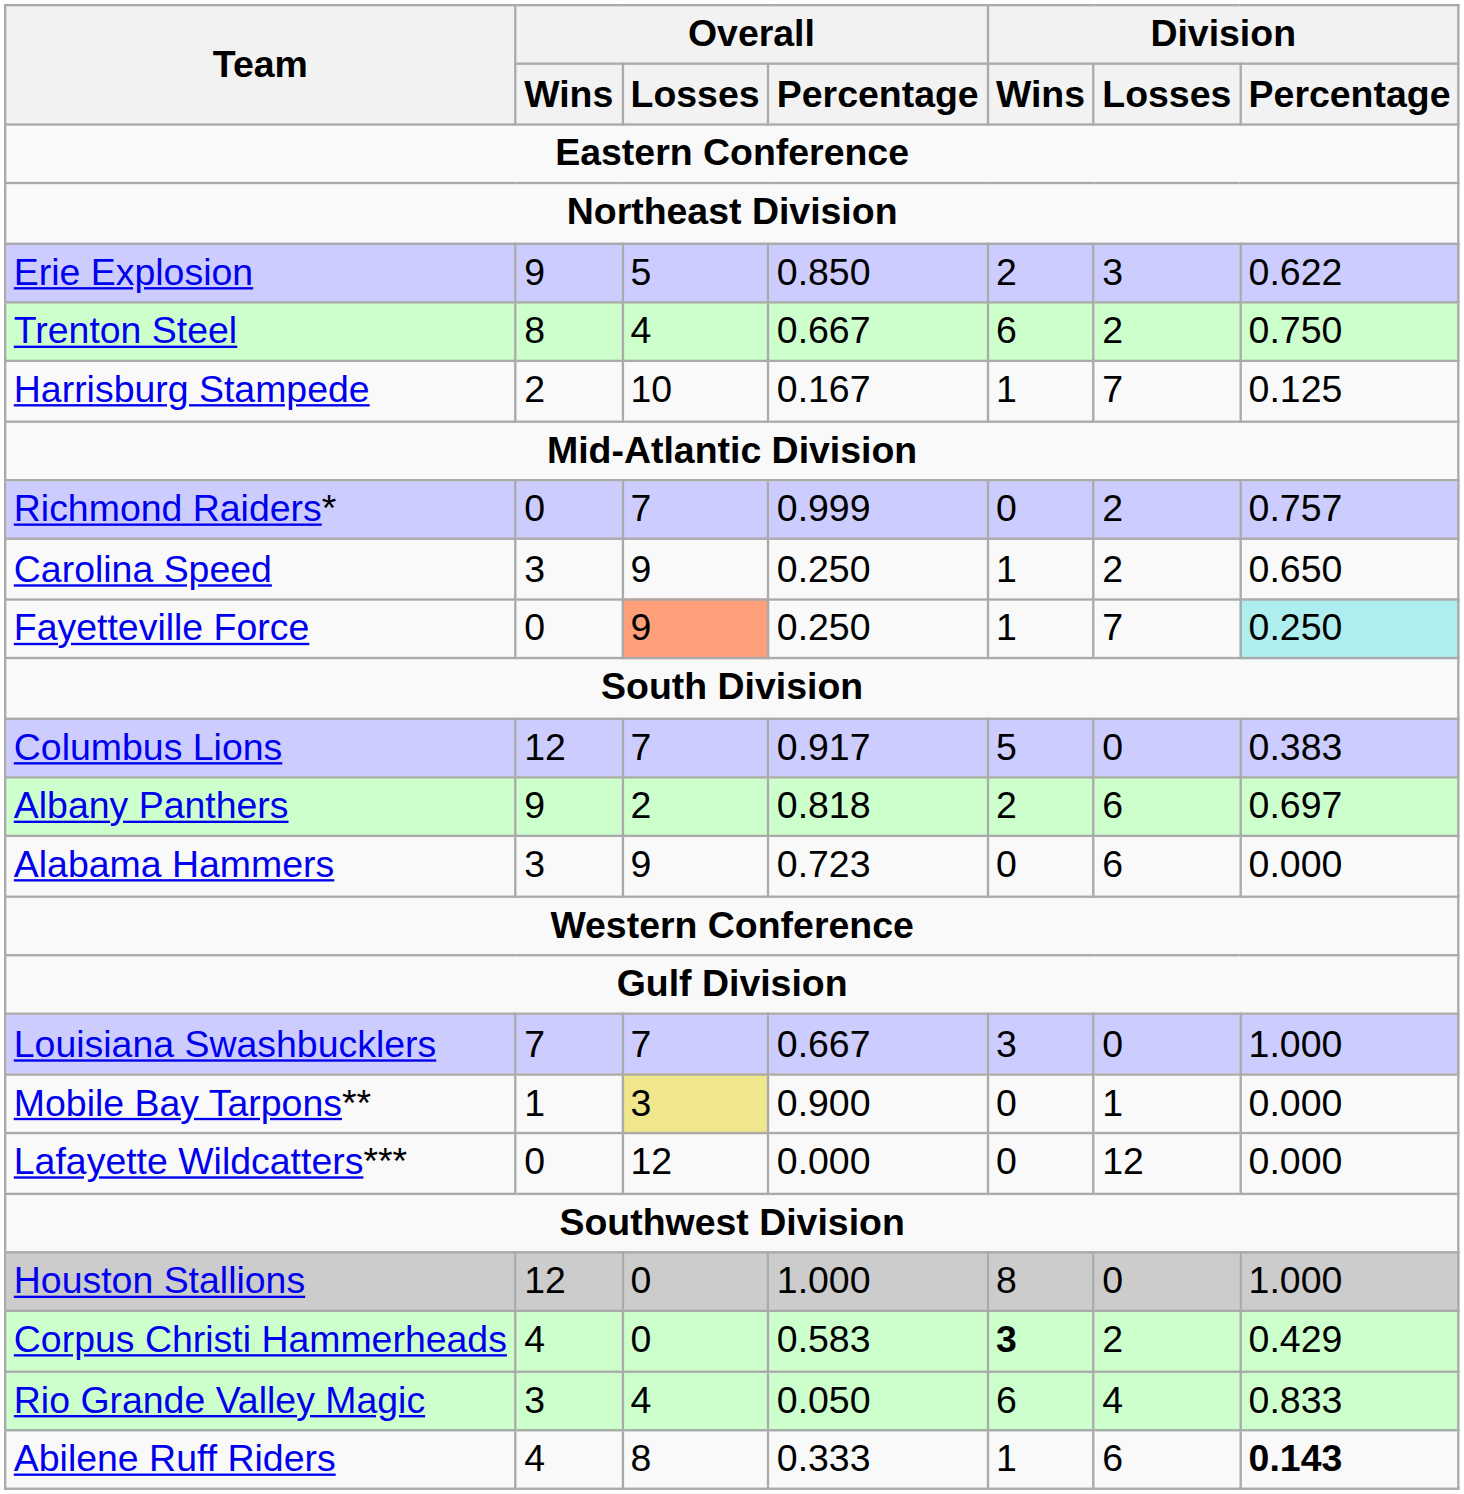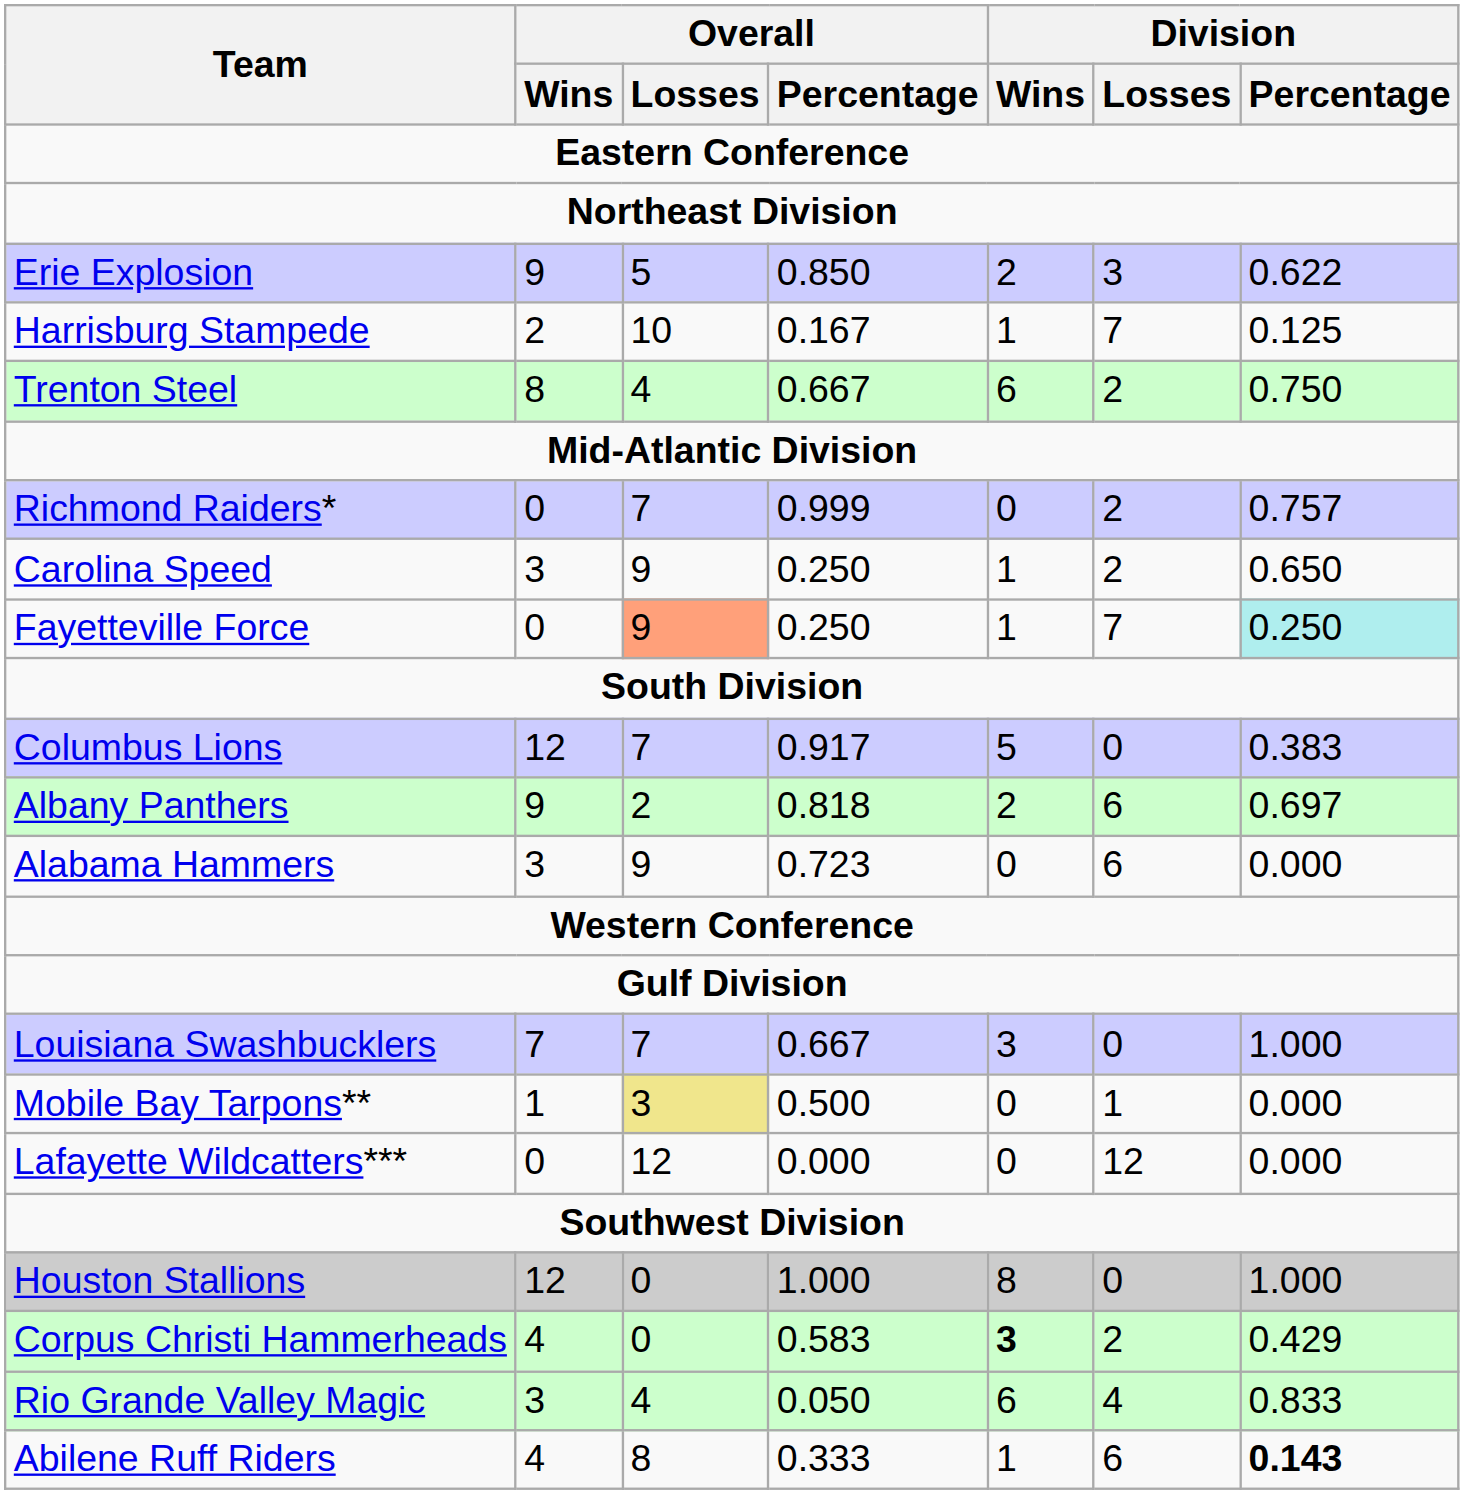rows swapped: (125, 331) <-> (192, 390)
(824, 1102) 0.900 -> (824, 1102) 0.500
